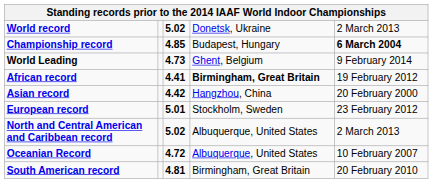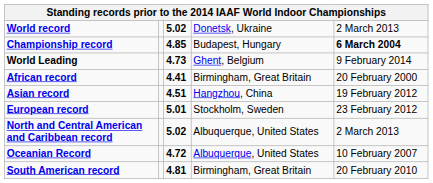(256, 77) bold -> (252, 77) normal
(377, 77) 19 February 2012 -> (377, 77) 20 February 2000
(175, 93) 4.42 -> (176, 93) 4.51
(377, 93) 20 February 2000 -> (377, 93) 19 February 2012
